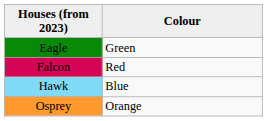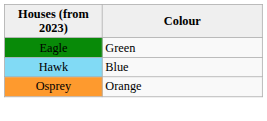- row: (53, 67)
